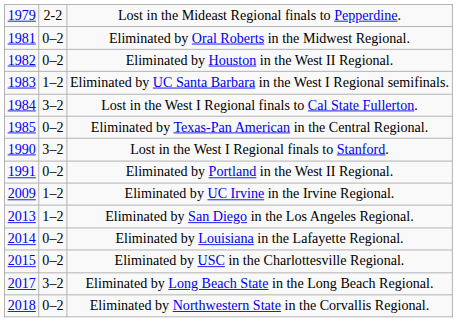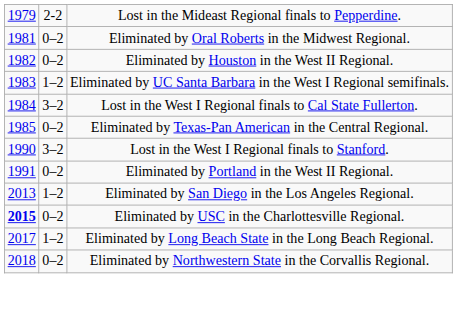- row: (259, 194)
- row: (259, 238)
(22, 261) normal -> (22, 216) bold
(53, 283) 3–2 -> (53, 238) 1–2
